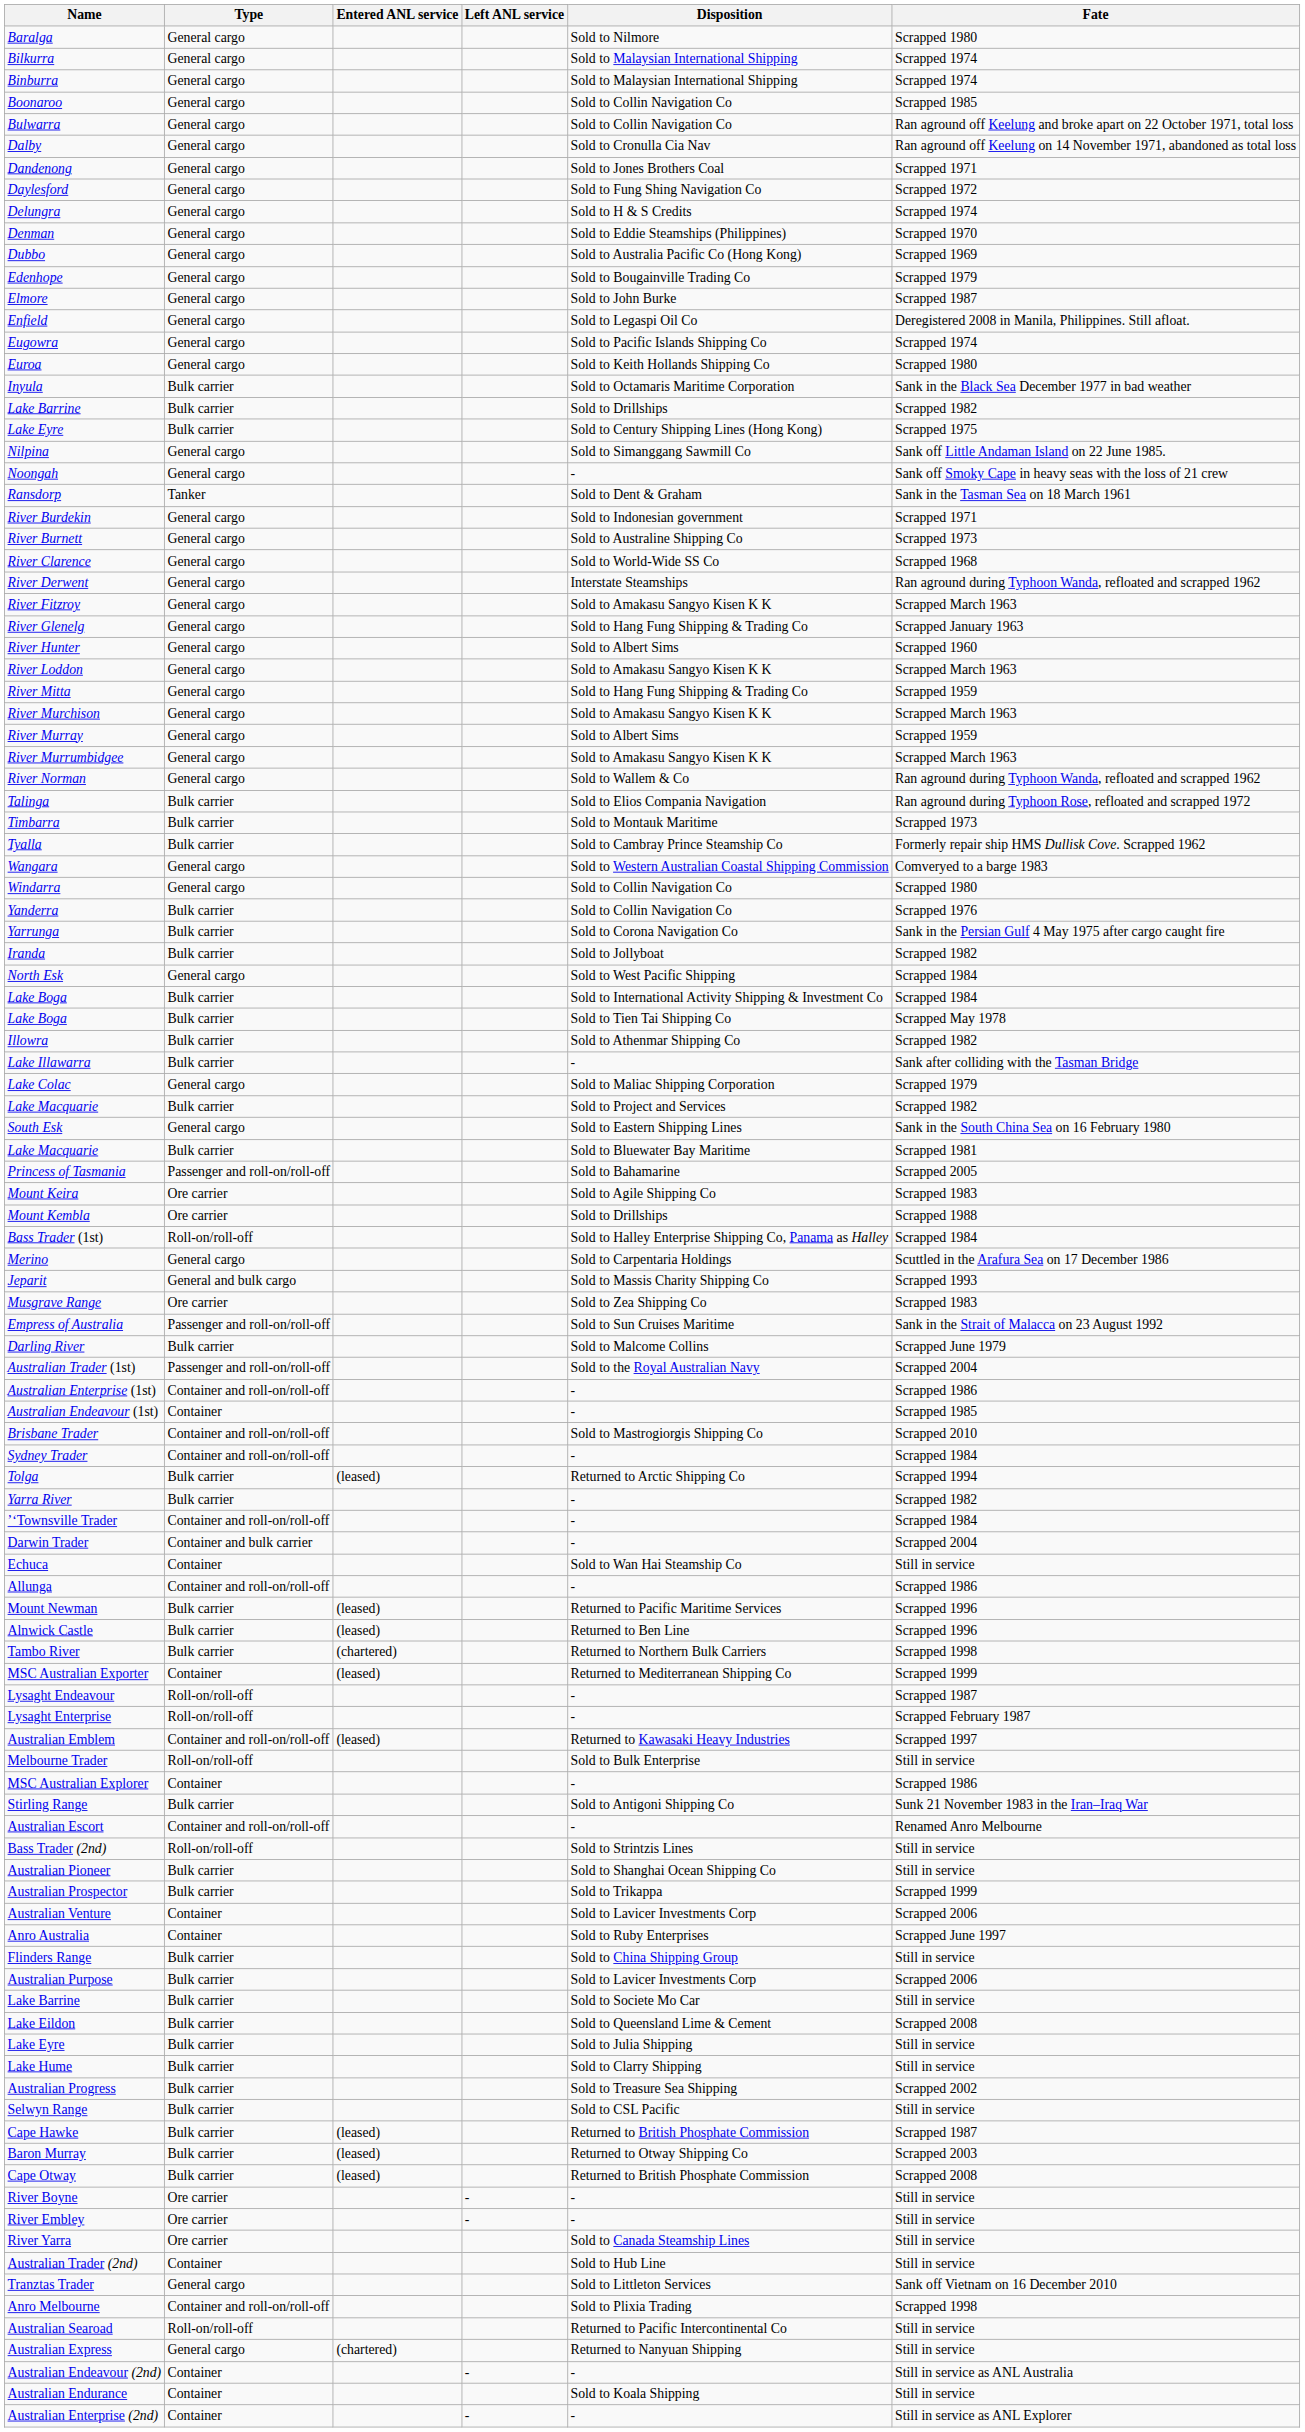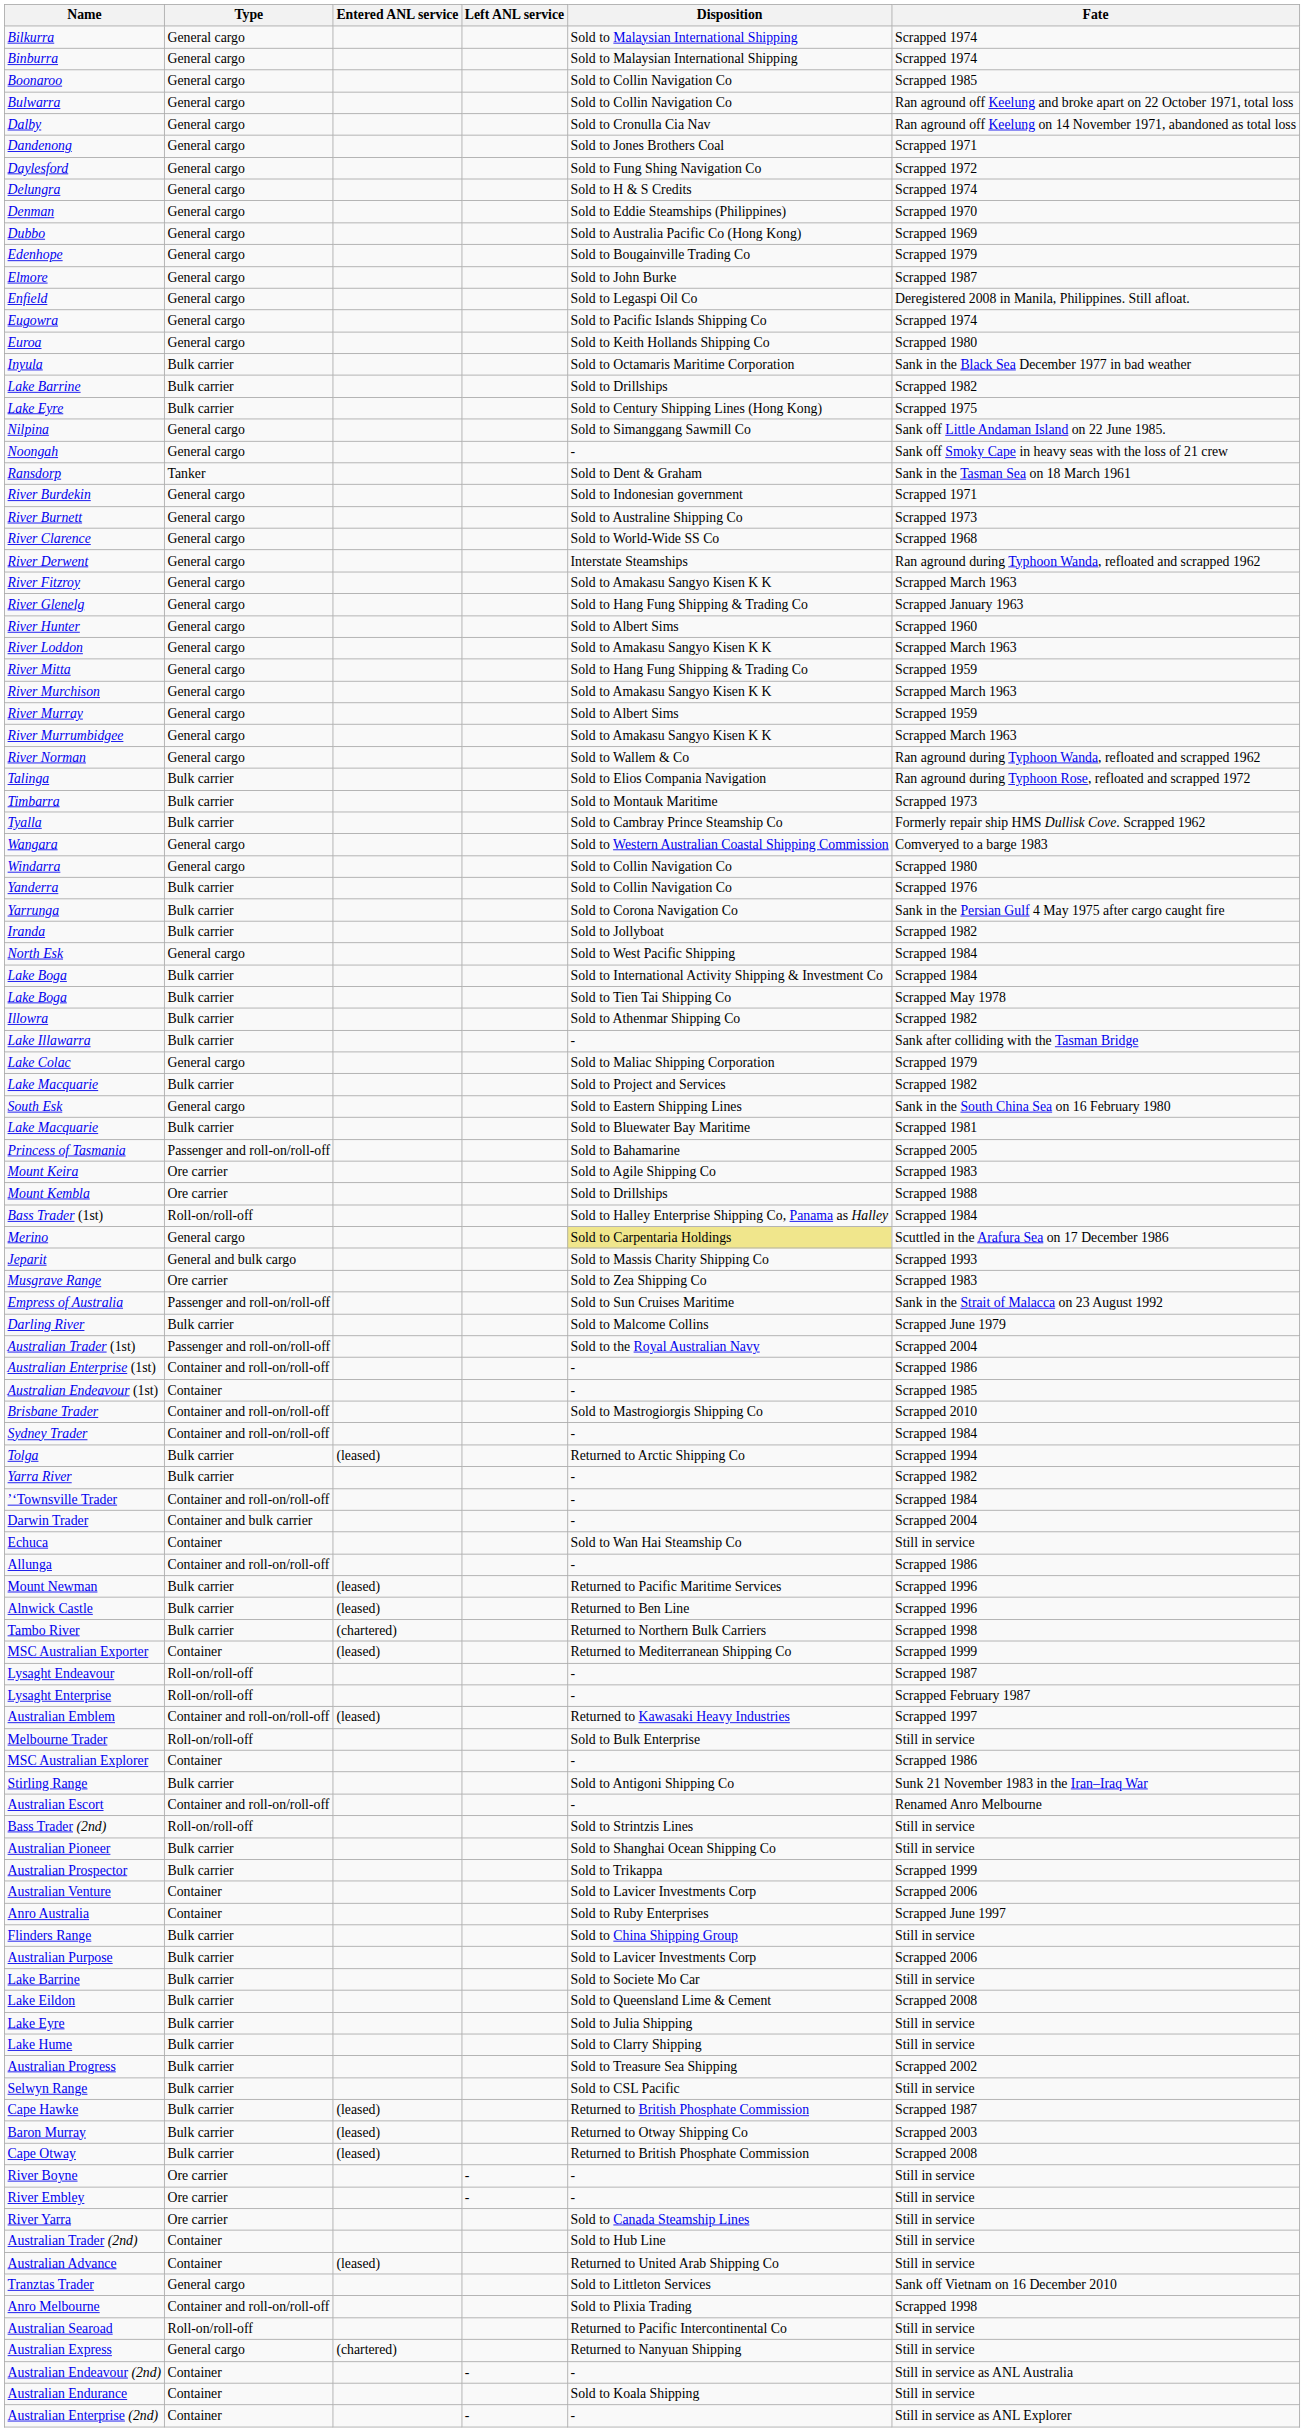- row: (30, 37)
(651, 1259) no background -> (651, 1237) khaki background
+ row: (62, 2263)
